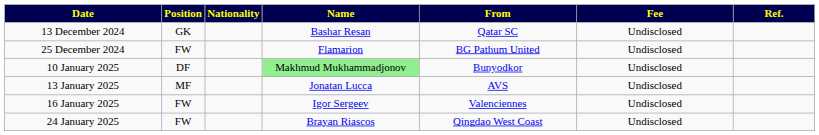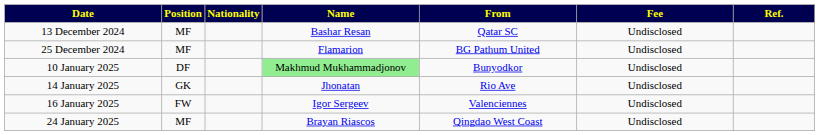(183, 31) GK -> (183, 31) MF
(183, 50) FW -> (183, 50) MF
- row: (83, 86)
+ row: (83, 86)
(183, 122) FW -> (183, 122) MF
